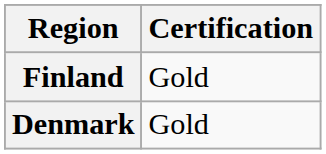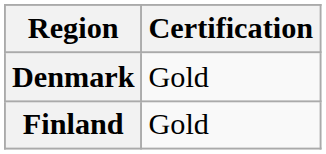rows swapped: (73, 124) <-> (73, 76)
